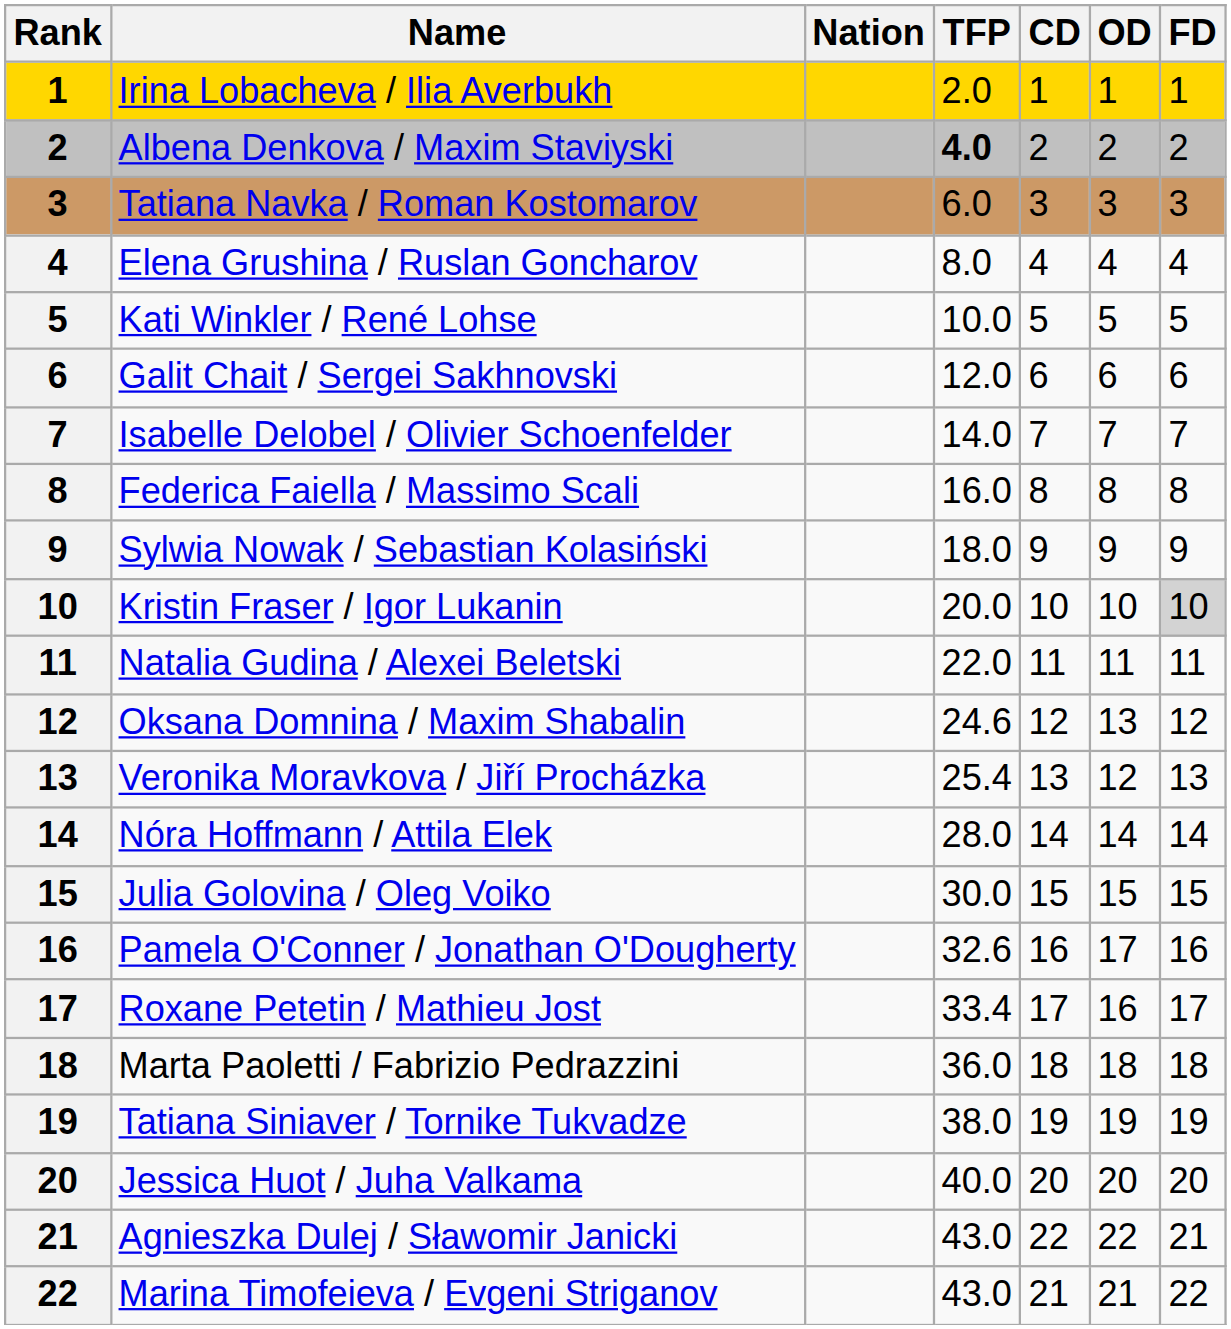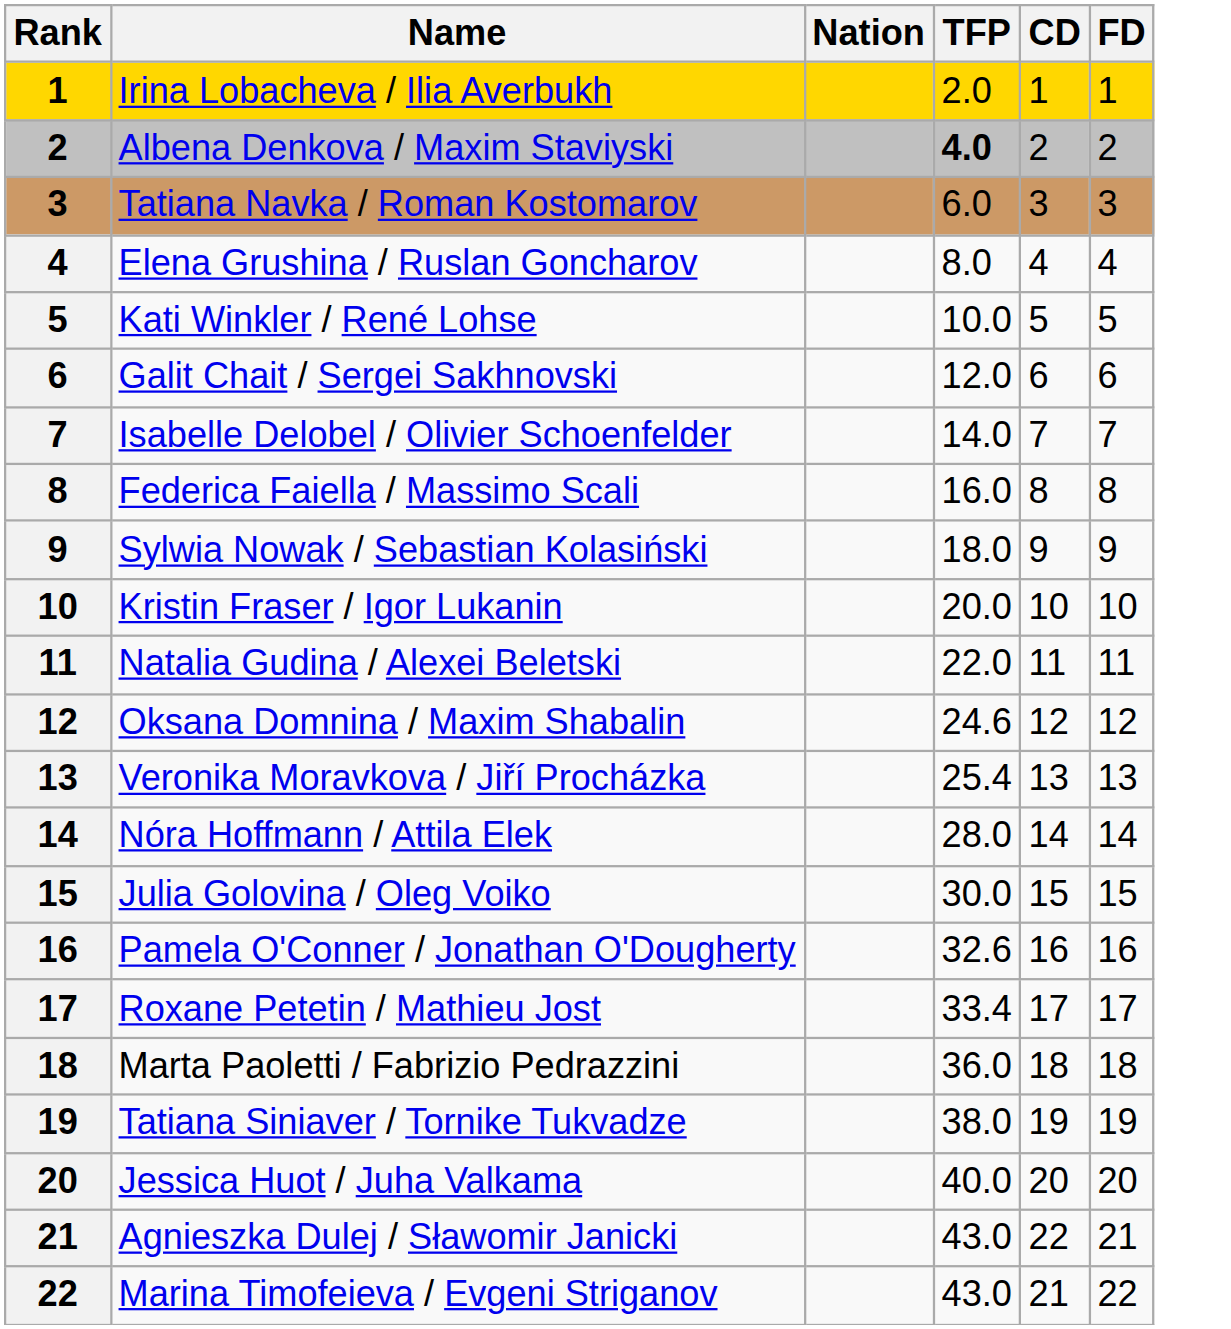- column: (1125, 33)
(1189, 606) lightgrey background -> (1118, 606) no background
